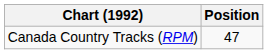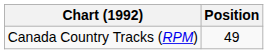(232, 37) 47 -> (232, 37) 49
